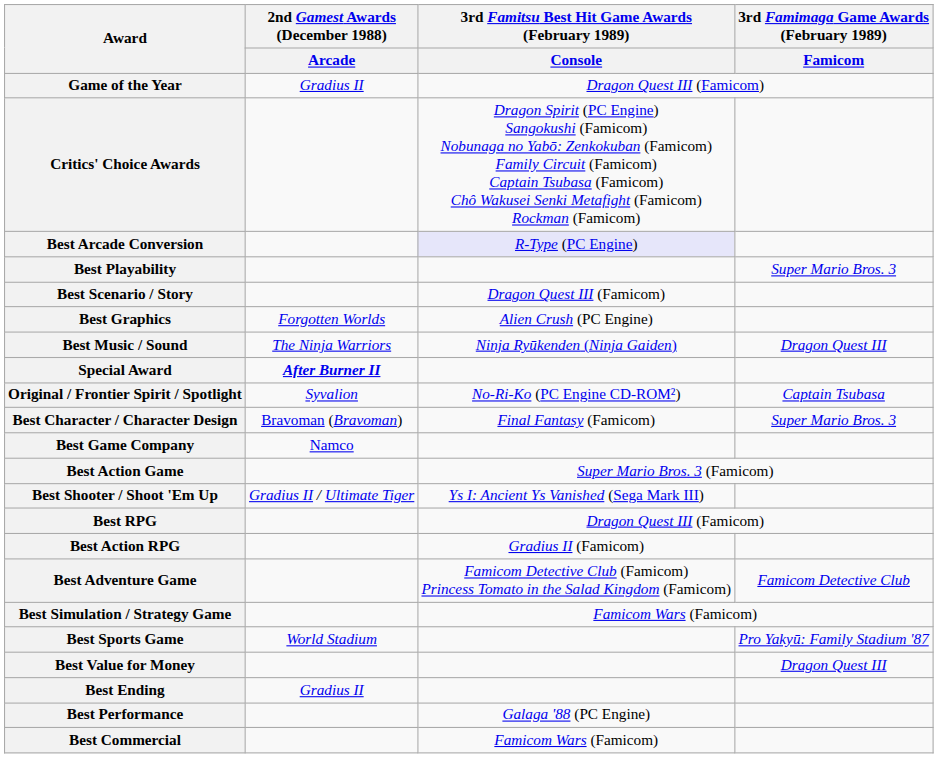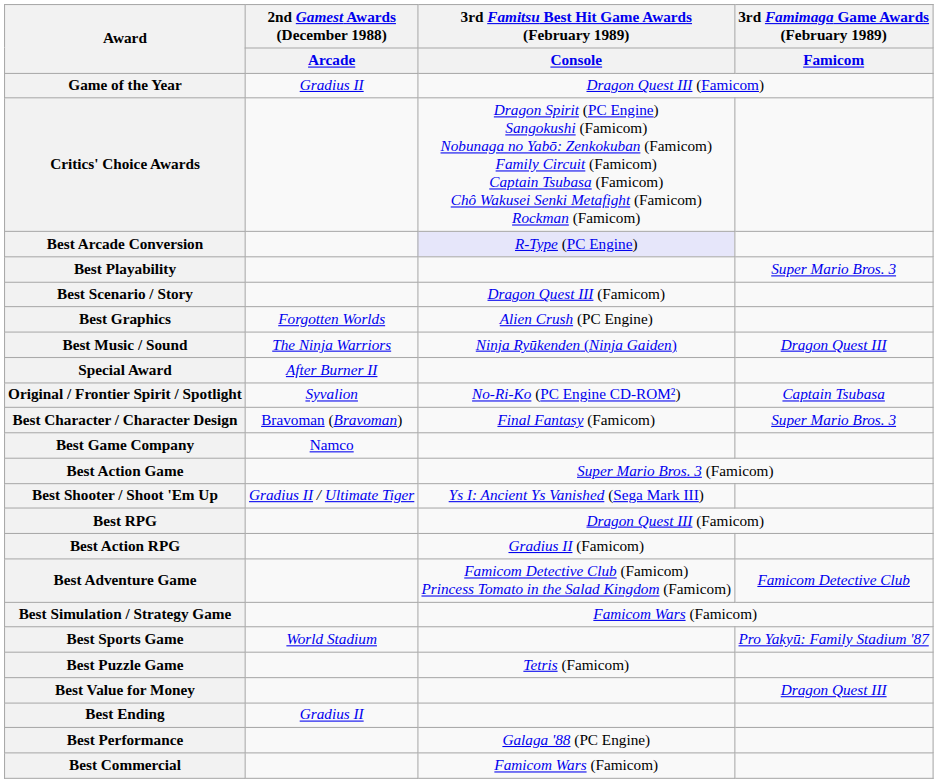(332, 370) bold -> (332, 370) normal
+ row: (125, 665)
